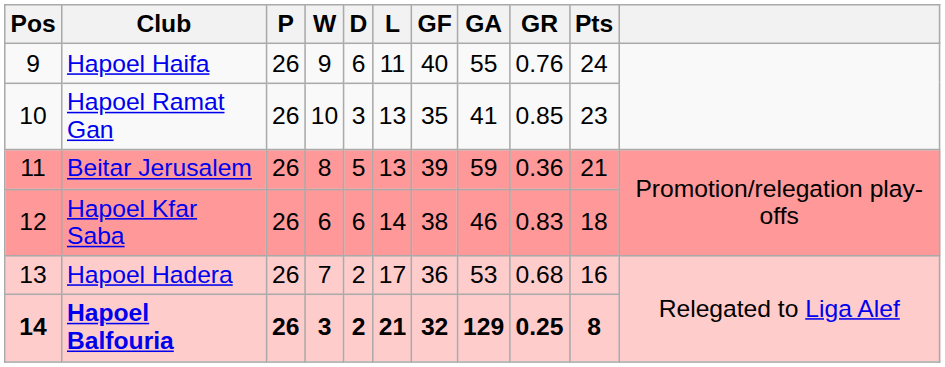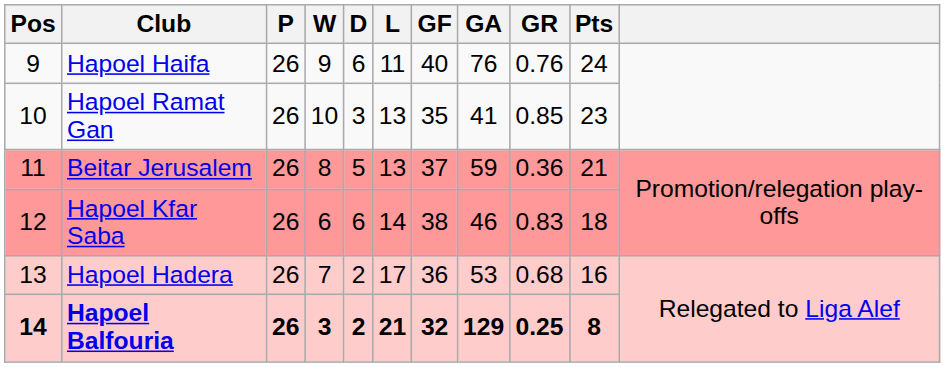(484, 63) 55 -> (484, 63) 76
(435, 168) 39 -> (435, 168) 37
